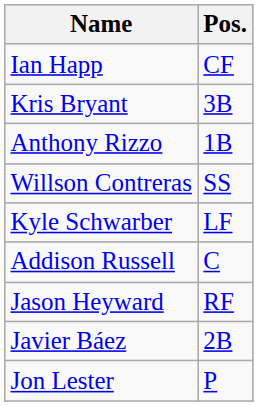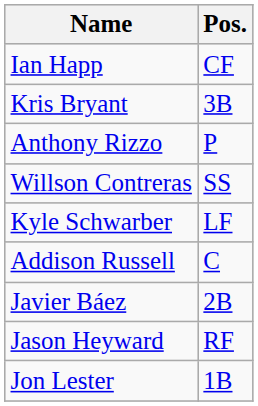(218, 143) 1B -> (210, 143) P
rows swapped: (87, 301) <-> (68, 340)
(210, 380) P -> (218, 380) 1B
